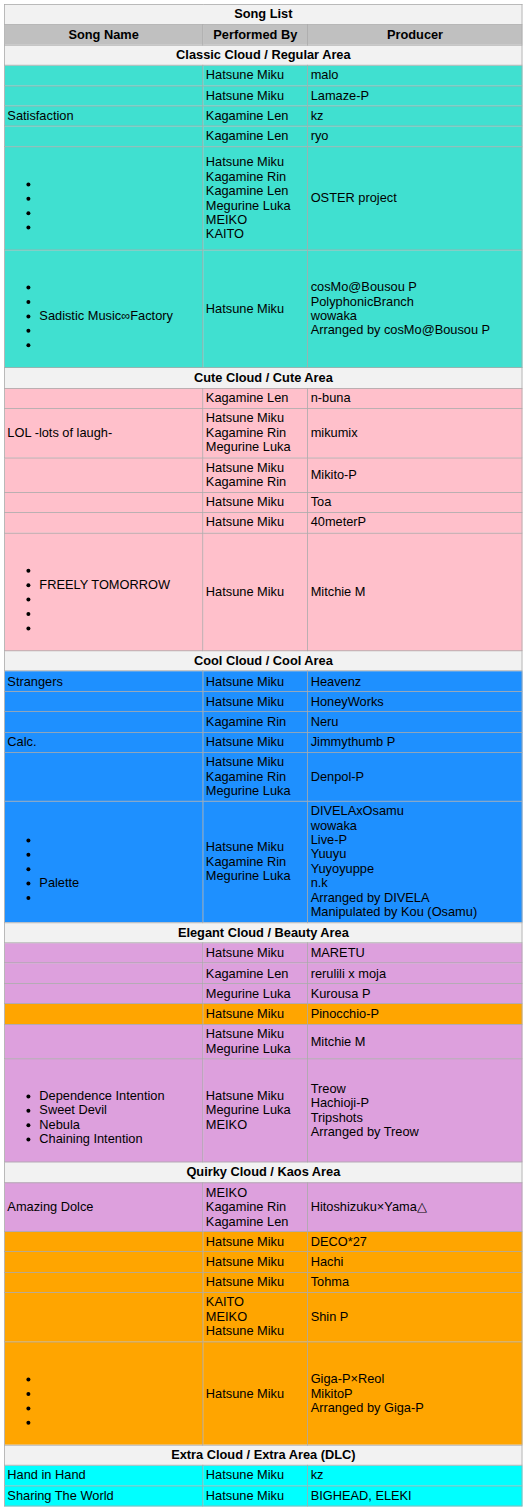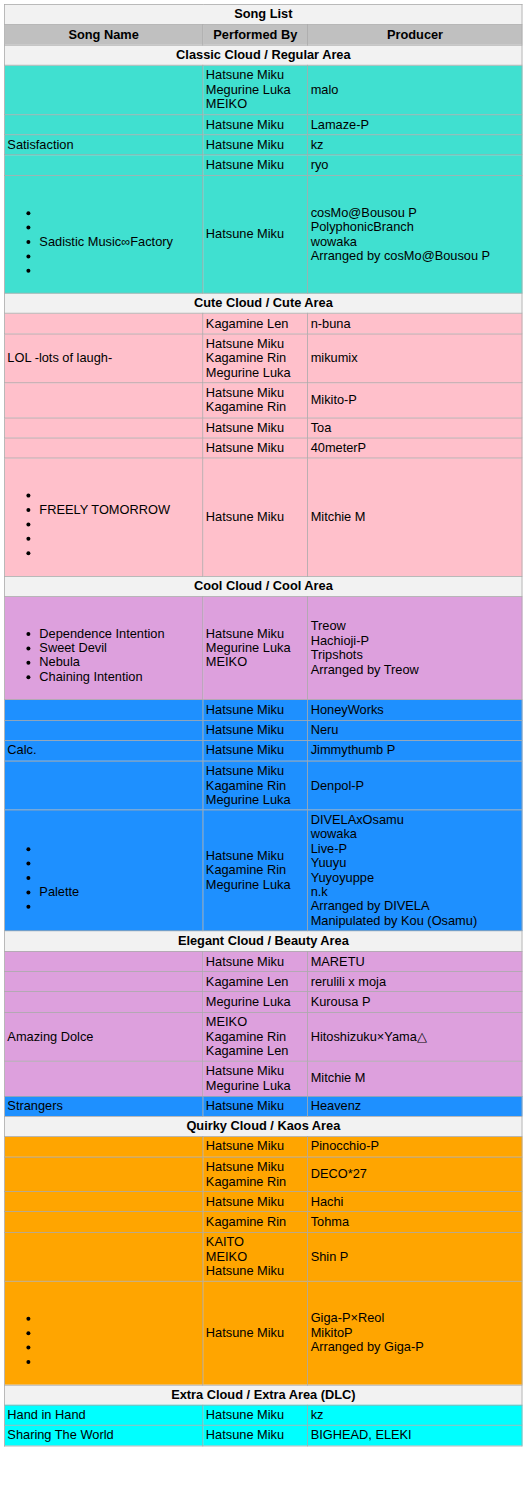(245, 75) Hatsune Miku -> (248, 89) Hatsune Miku Megurine Luka MEIKO
(247, 116) Kagamine Len -> (245, 144) Hatsune Miku
(247, 136) Kagamine Len -> (245, 165) Hatsune Miku
- row: (104, 198)
rows swapped: (35, 681) <-> (104, 1118)
(246, 721) Kagamine Rin -> (245, 730) Hatsune Miku
rows swapped: (50, 1207) <-> (104, 1014)
(245, 1241) Hatsune Miku -> (246, 1174) Hatsune Miku Kagamine Rin
(245, 1282) Hatsune Miku -> (246, 1222) Kagamine Rin
